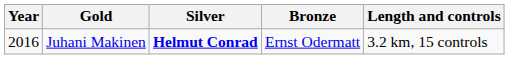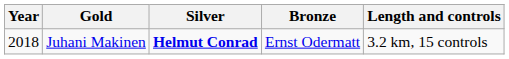(24, 41) 2016 -> (24, 41) 2018
